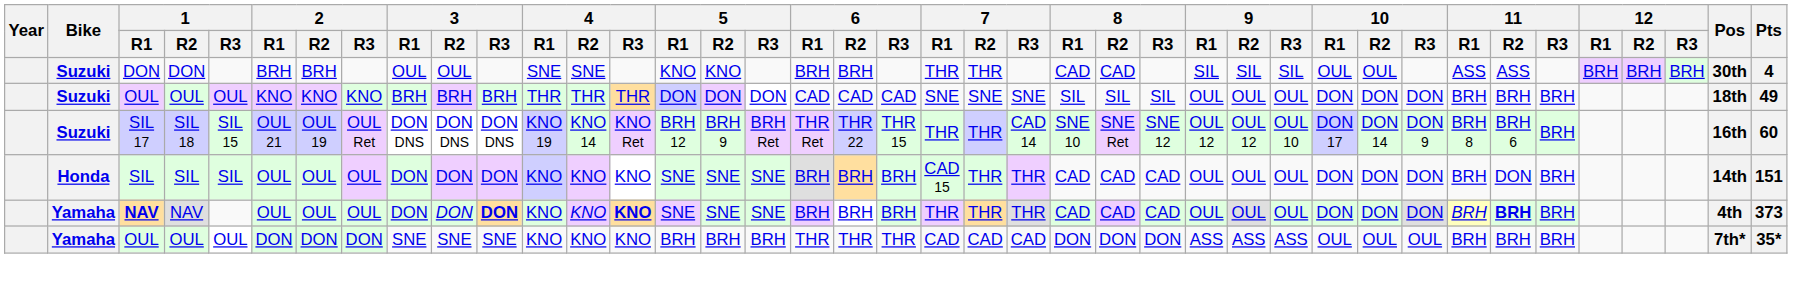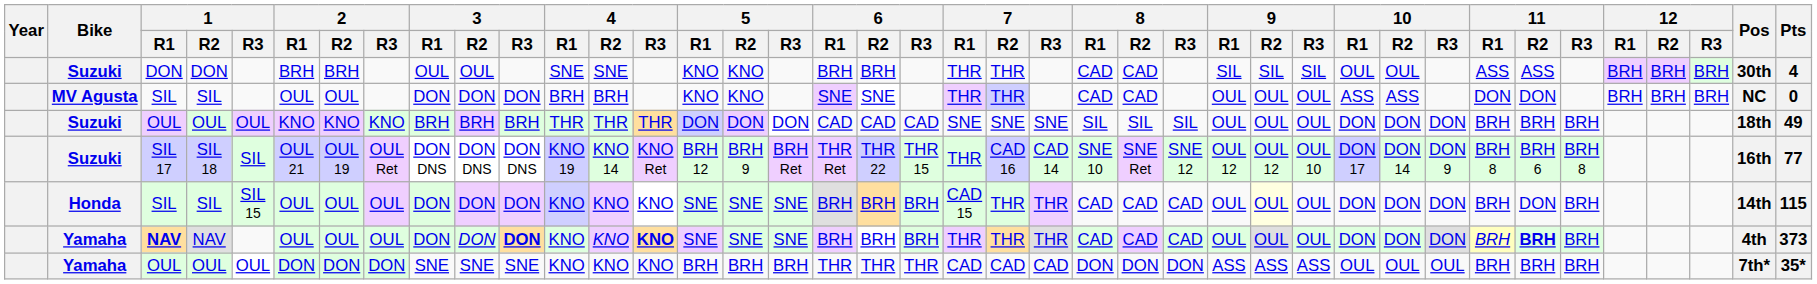+ row: (95, 96)
(230, 131) SIL 15 -> (253, 158) SIL
(985, 132) THR -> (1008, 158) CAD 16
(1557, 132) BRH -> (1582, 158) BRH 8
(1769, 132) 60 -> (1793, 158) 77
(230, 177) SIL -> (253, 203) SIL 15
(1249, 177) no background -> (1271, 203) lightyellow background
(1769, 177) 151 -> (1793, 203) 115
